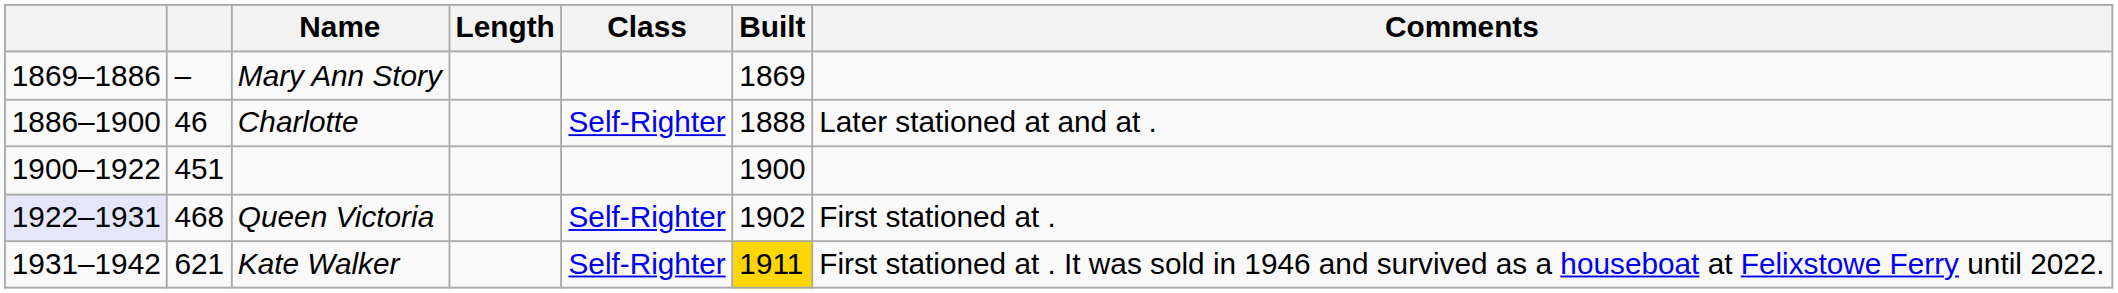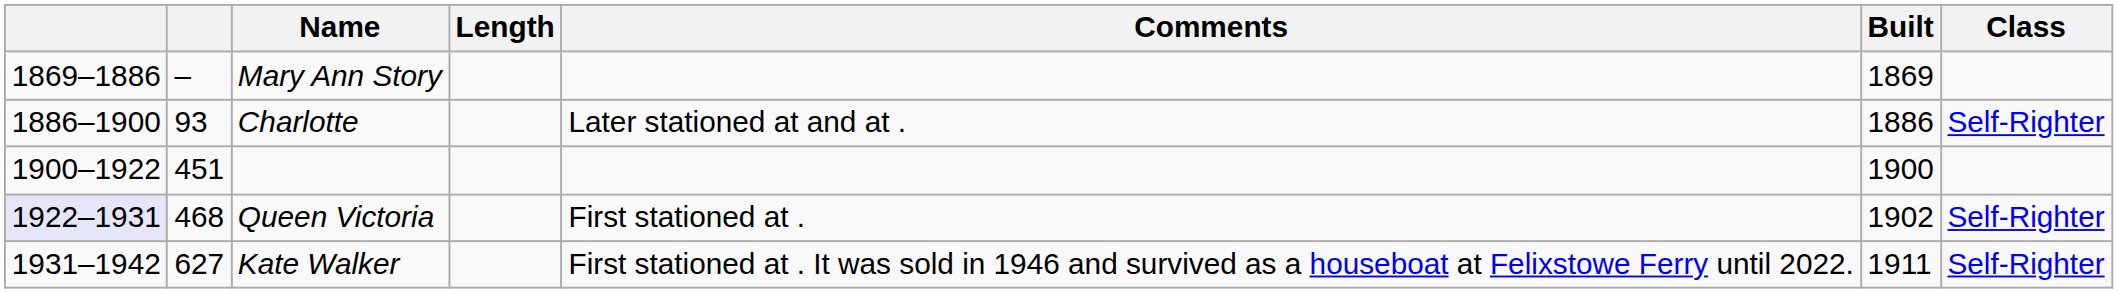columns swapped: (647, 28) <-> (1462, 28)
(191, 122) 46 -> (191, 122) 93
(772, 122) 1888 -> (1901, 122) 1886
(199, 264) 621 -> (199, 264) 627
(771, 264) gold background -> (1900, 264) no background
